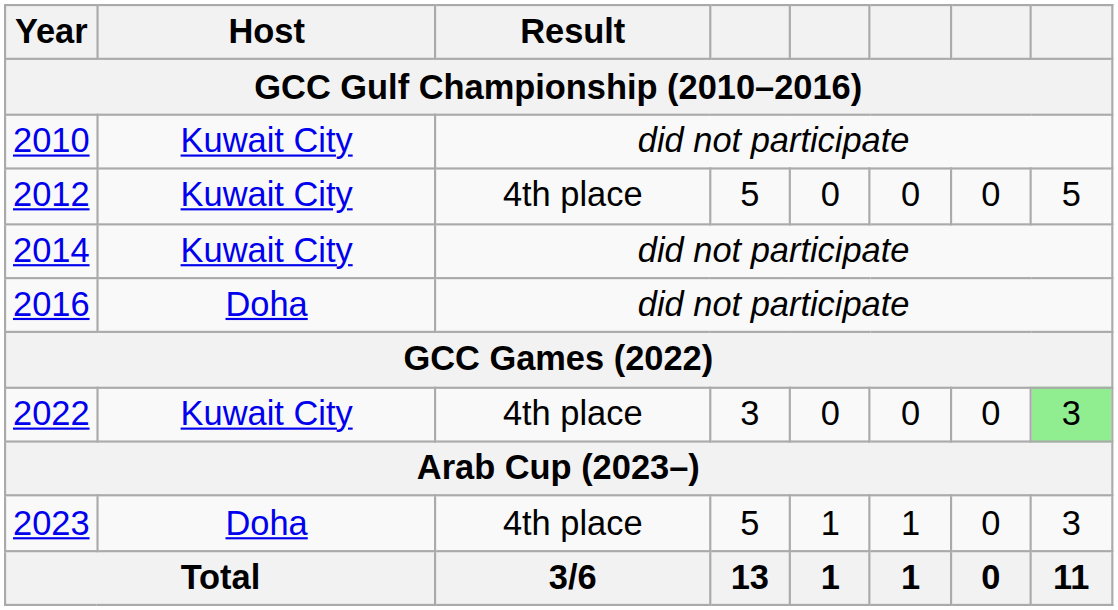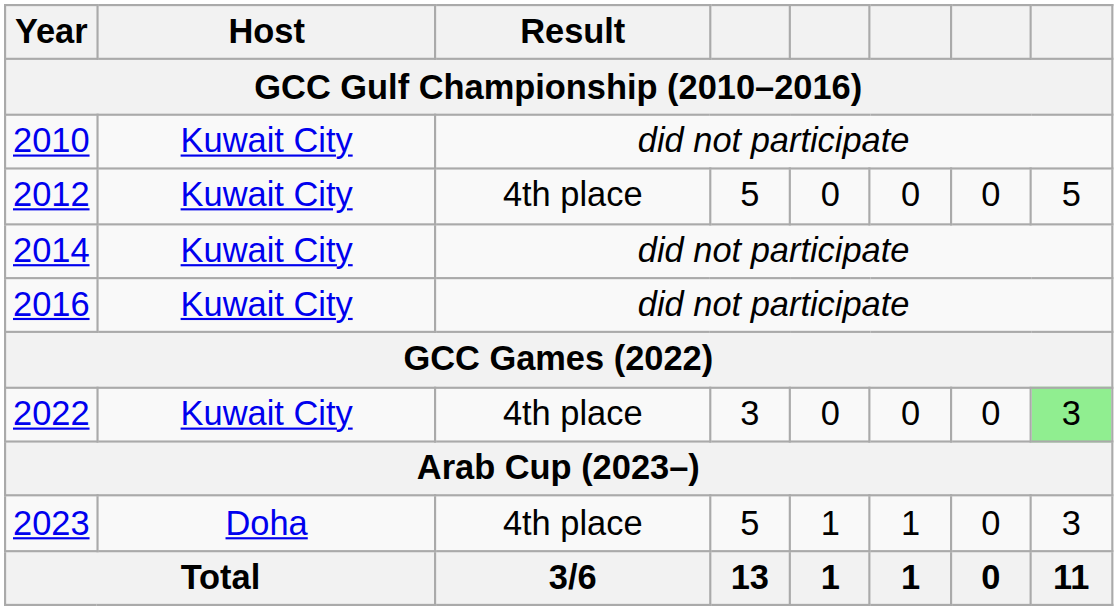(267, 304) Doha -> (267, 304) Kuwait City
